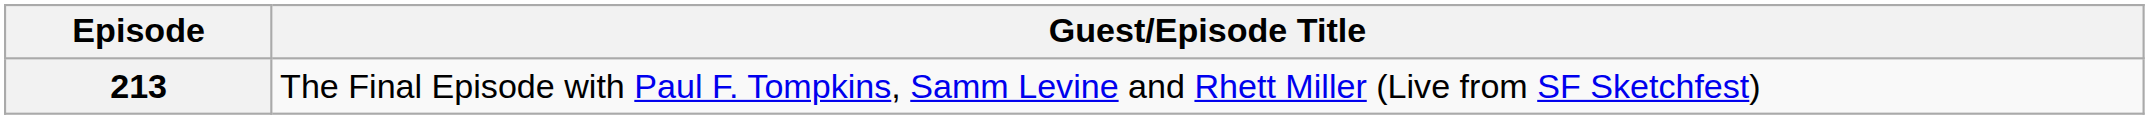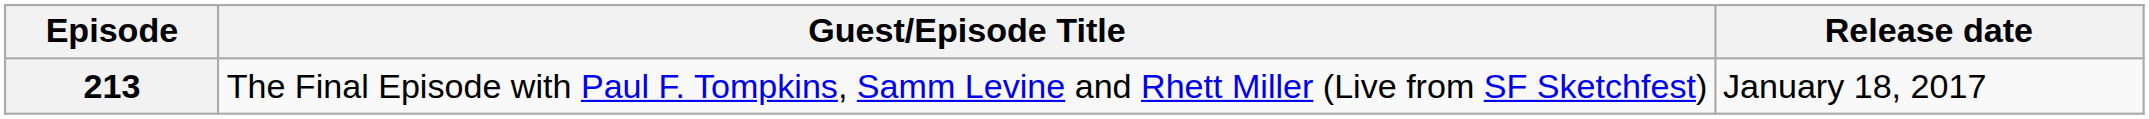+ column: (1929, 31)
